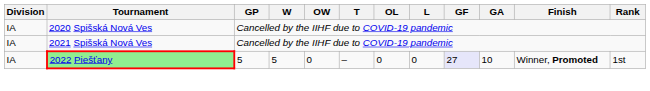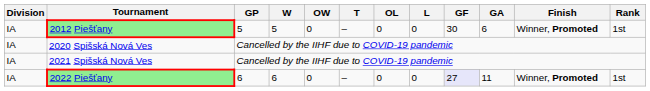+ row: (81, 28)
(240, 59) 5 -> (240, 77) 6
(274, 59) 5 -> (274, 77) 6
(487, 59) 10 -> (487, 77) 11
